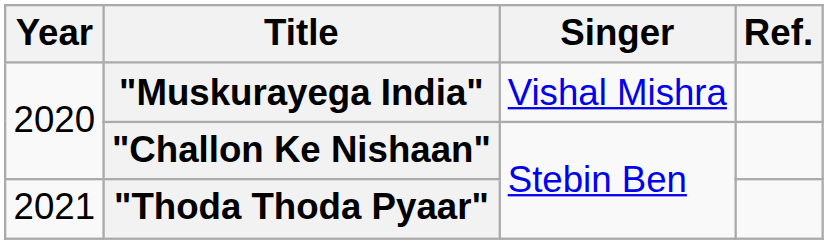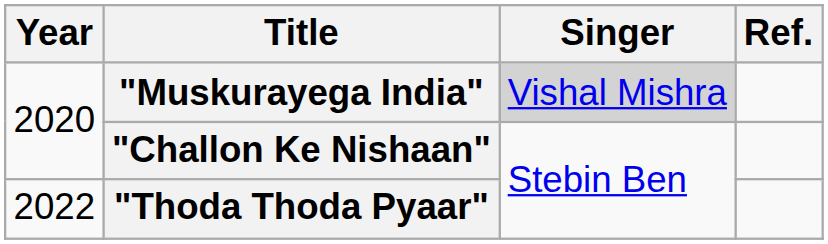(617, 91) no background -> (617, 91) lightgrey background
(54, 207) 2021 -> (54, 207) 2022
